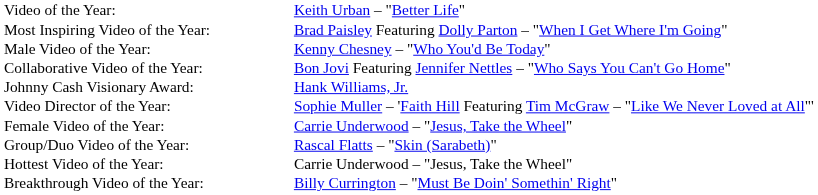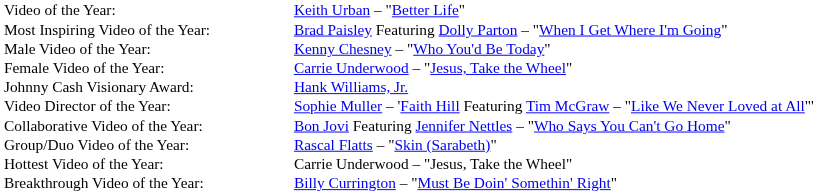rows swapped: (84, 125) <-> (103, 68)
